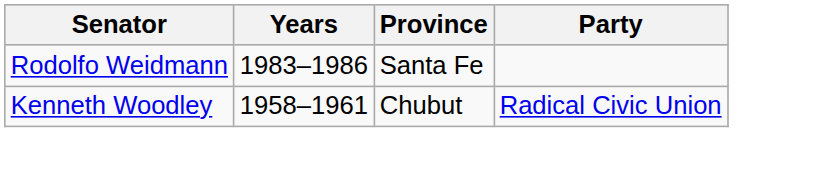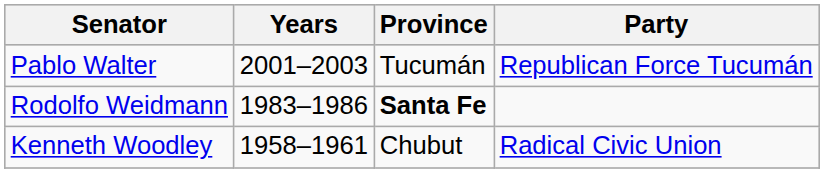+ row: (84, 65)
(432, 65) normal -> (433, 106) bold
